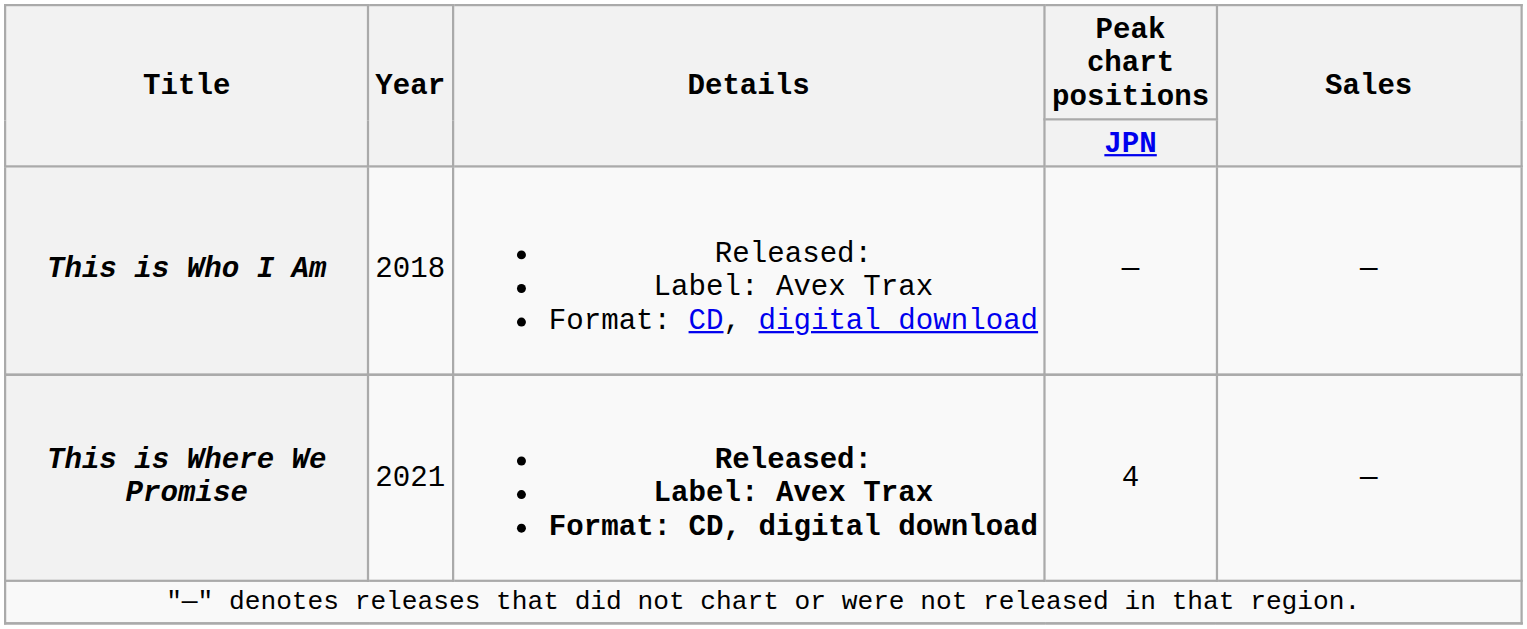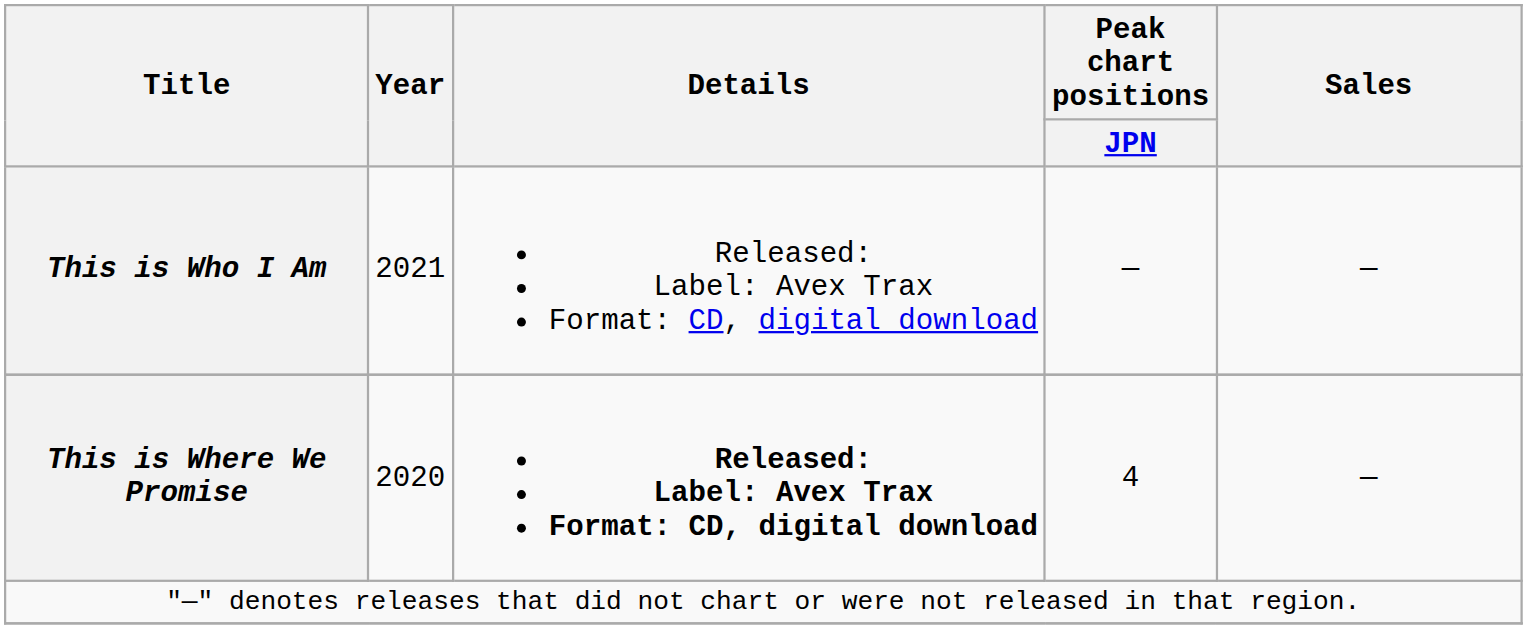(410, 270) 2018 -> (410, 270) 2021
(410, 477) 2021 -> (410, 477) 2020
